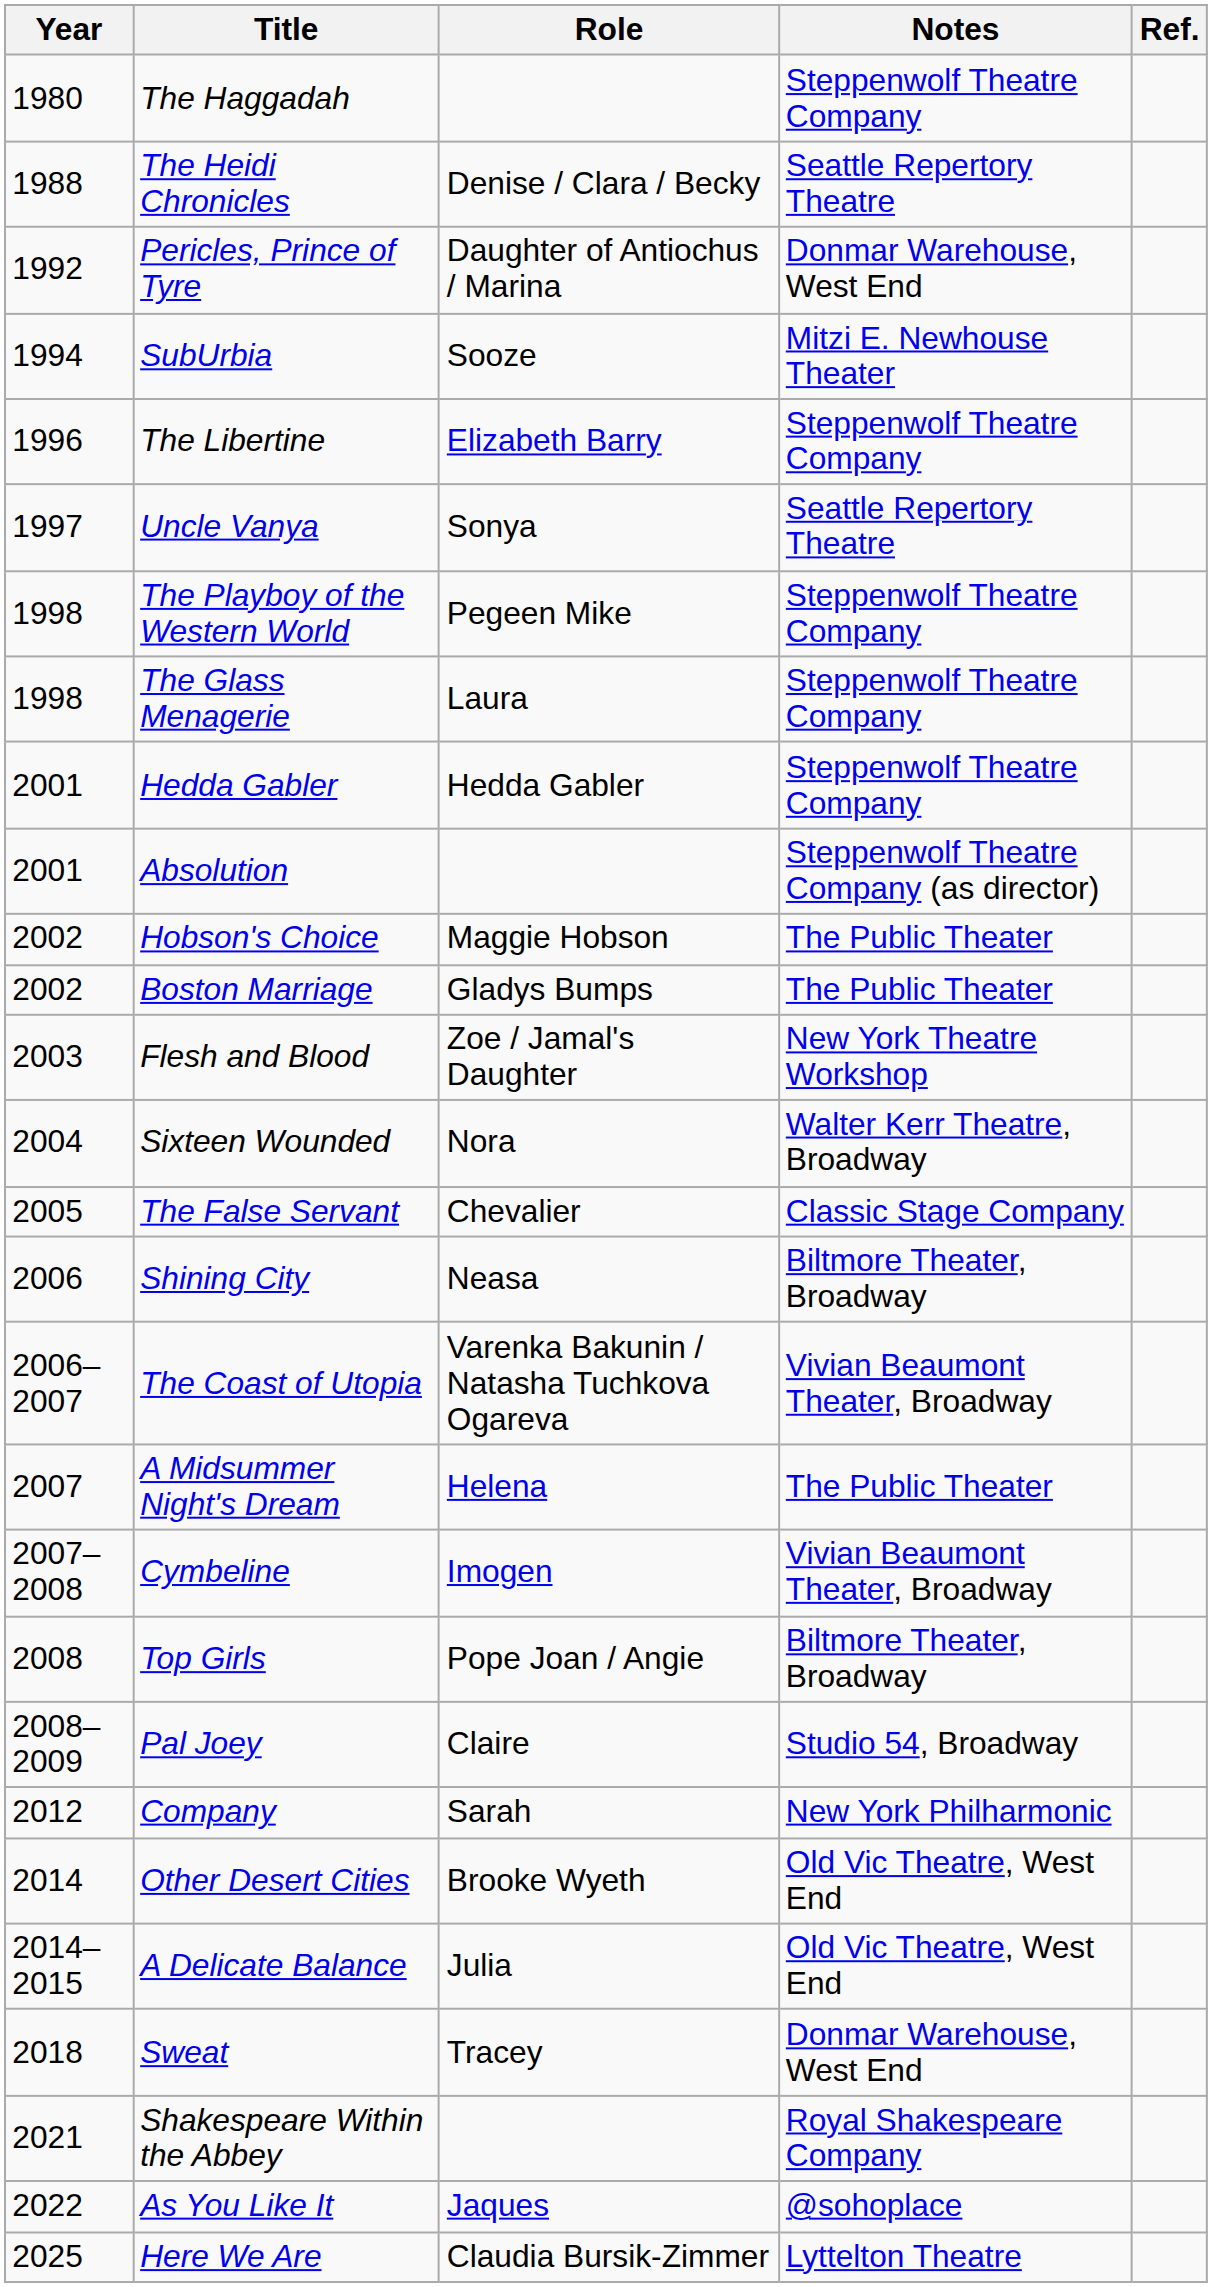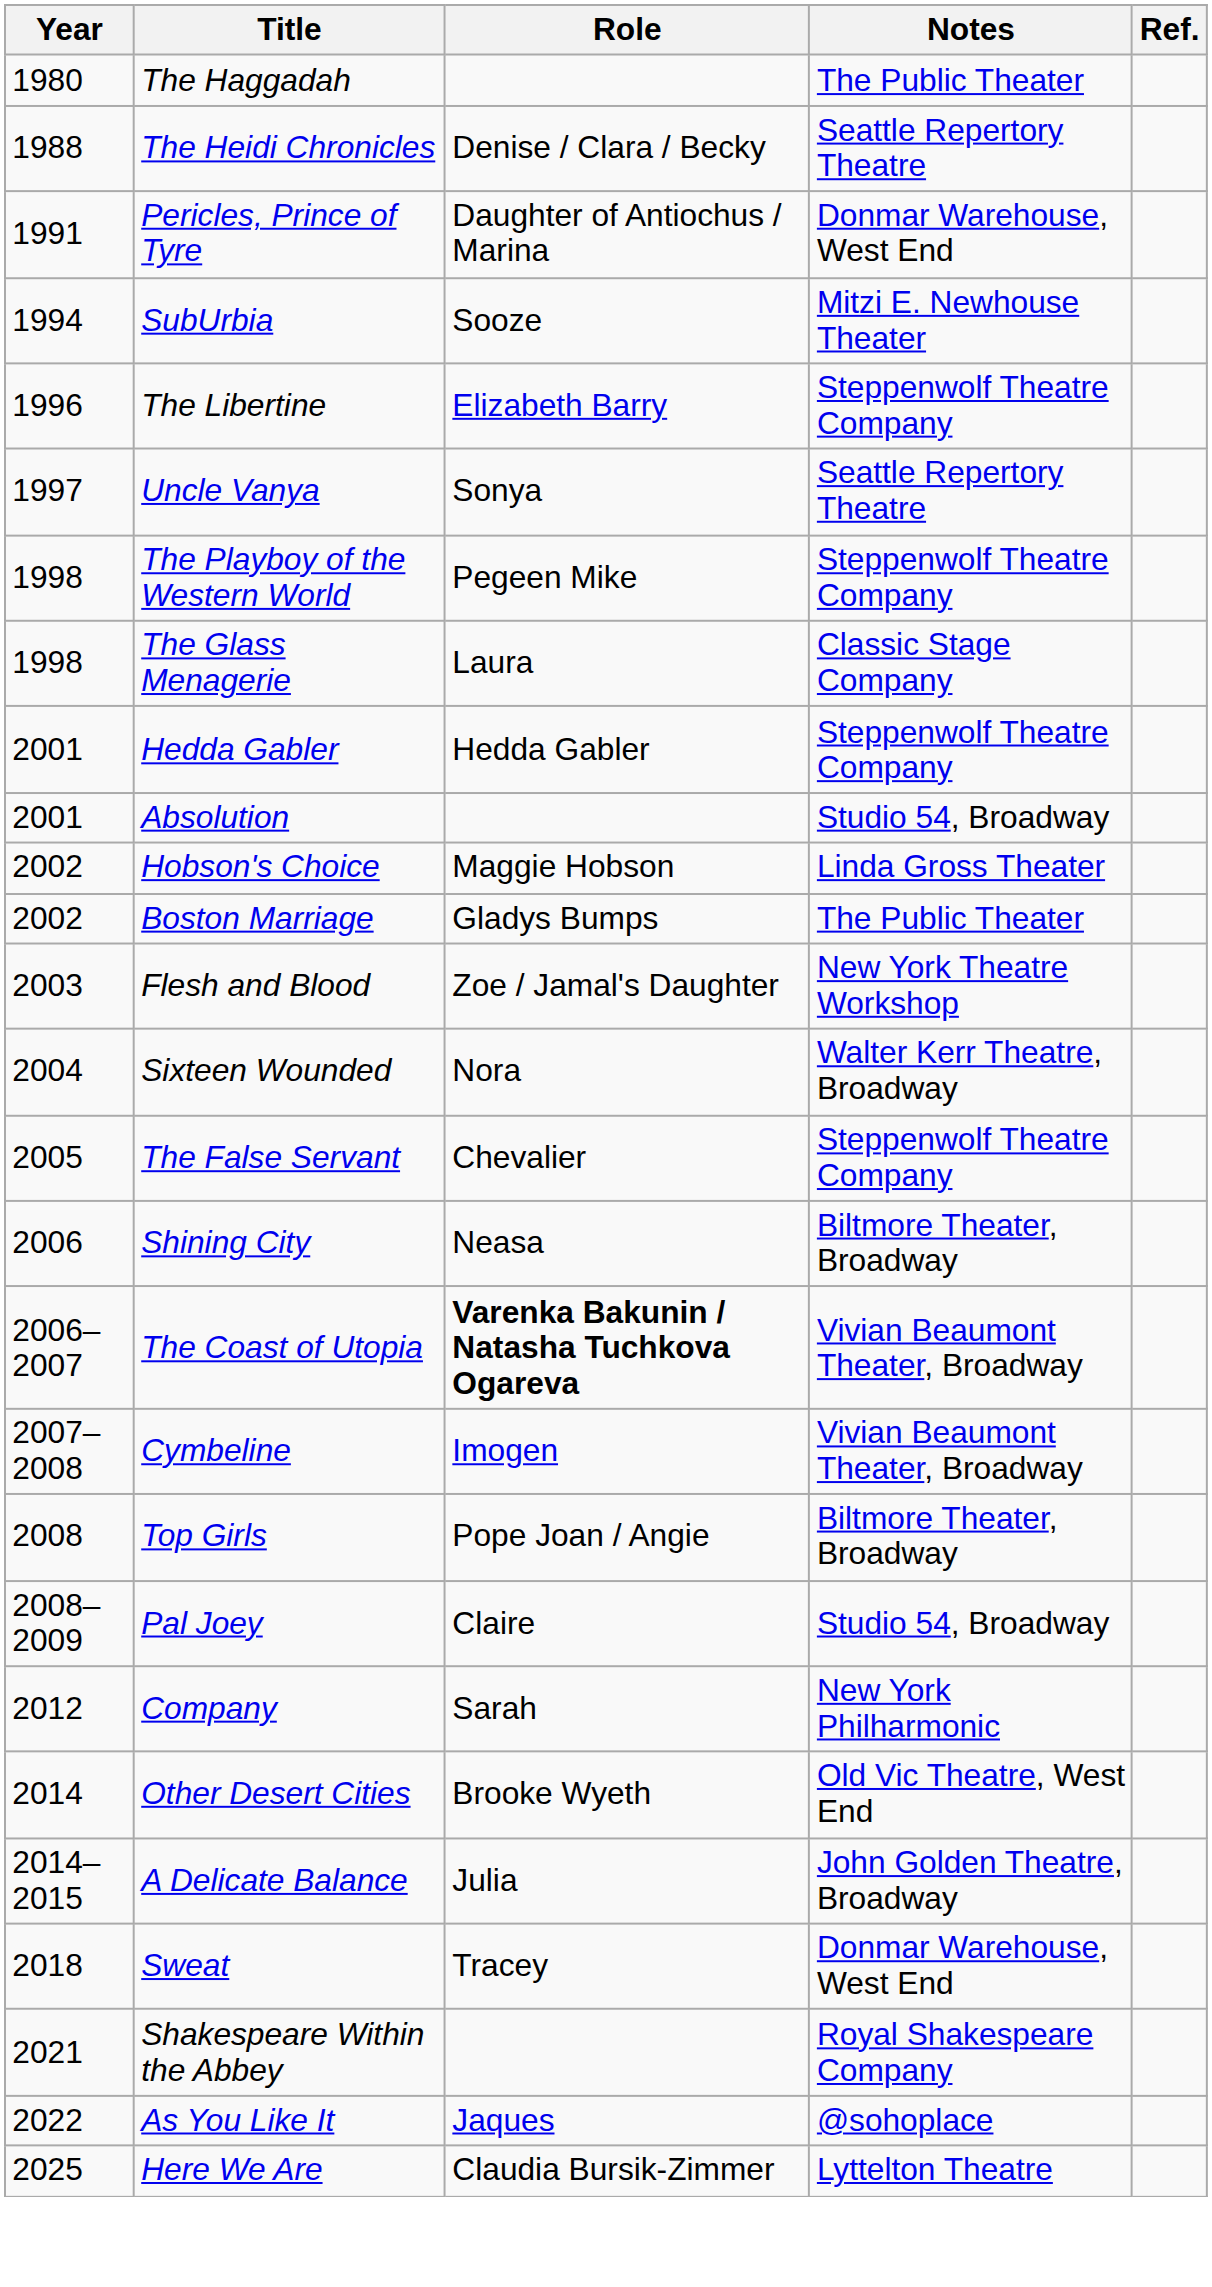(932, 97) Steppenwolf Theatre Company -> (950, 79) The Public Theater
(48, 269) 1992 -> (48, 233) 1991
(932, 698) Steppenwolf Theatre Company -> (914, 663) Classic Stage Company
(943, 870) Steppenwolf Theatre Company (as director) -> (963, 817) Studio 54, Broadway
(919, 938) The Public Theater -> (961, 867) Linda Gross Theater
(955, 1210) Classic Stage Company -> (963, 1157) Steppenwolf Theatre Company
(578, 1382) normal -> (591, 1347) bold
- row: (240, 1486)
(940, 1966) Old Vic Theatre, West End -> (970, 1880) John Golden Theatre, Broadway
